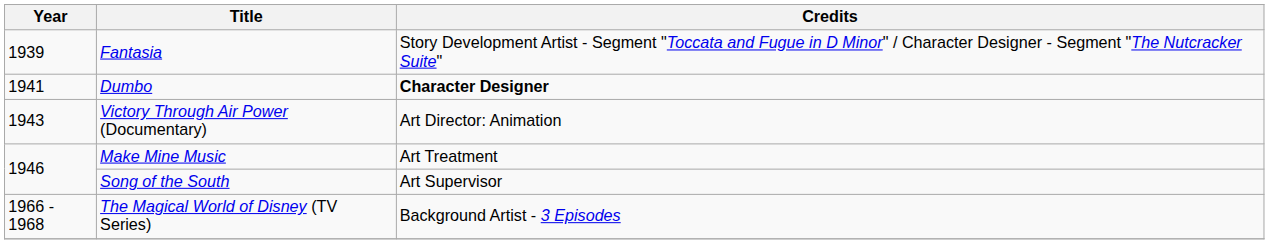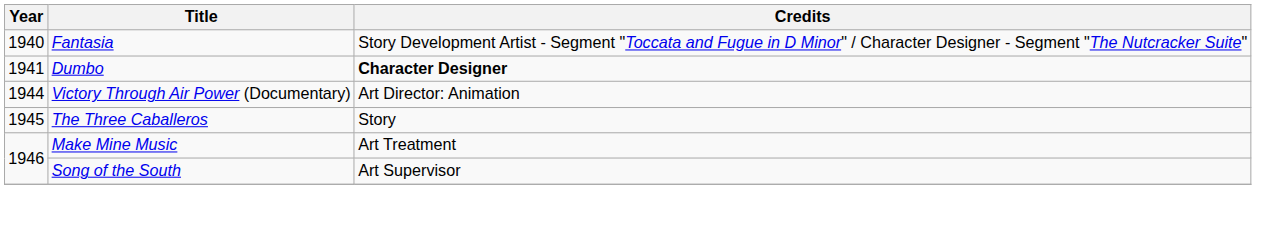(26, 52) 1939 -> (26, 42) 1940
(26, 121) 1943 -> (26, 94) 1944
+ row: (130, 119)
- row: (219, 216)
